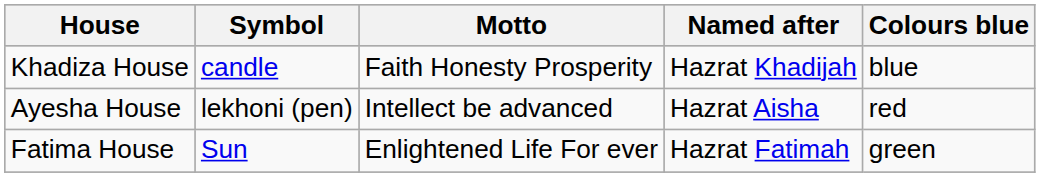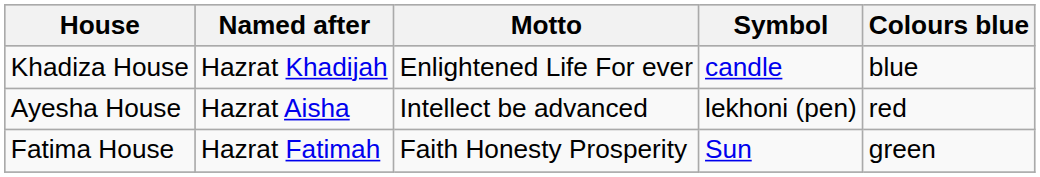columns swapped: (763, 25) <-> (277, 25)
(508, 66) Faith Honesty Prosperity -> (546, 66) Enlightened Life For ever
(511, 150) Enlightened Life For ever -> (543, 150) Faith Honesty Prosperity
